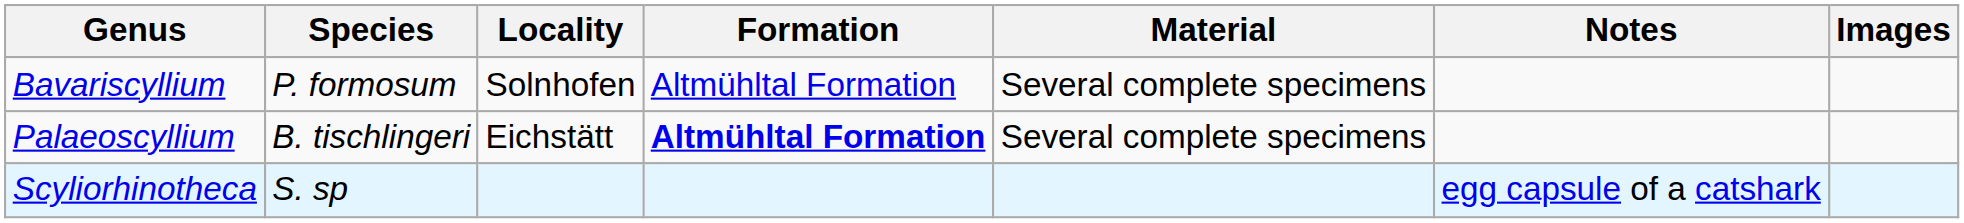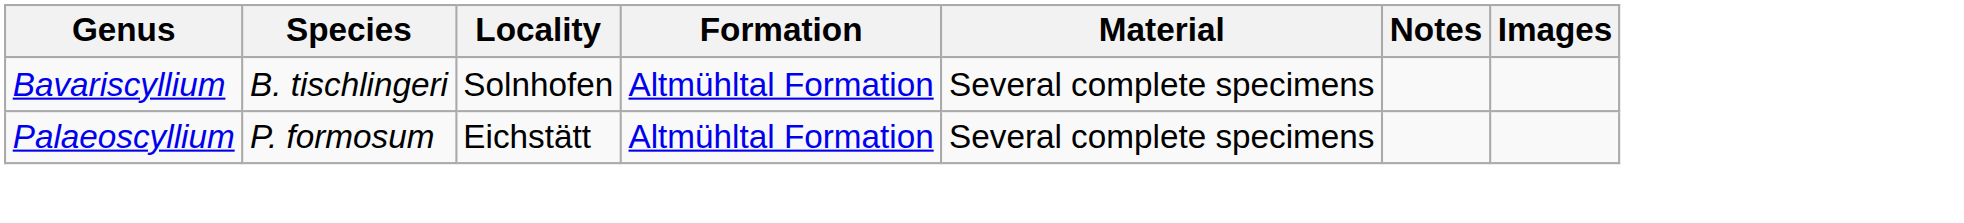(364, 83) P. formosum -> (349, 83) B. tischlingeri
(371, 136) B. tischlingeri -> (342, 136) P. formosum
(818, 136) bold -> (781, 136) normal
- row: (135, 189)
